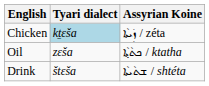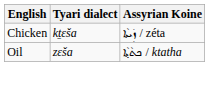(65, 33) lightblue background -> (65, 33) no background
- row: (21, 71)
